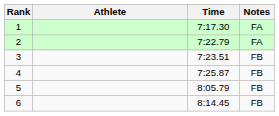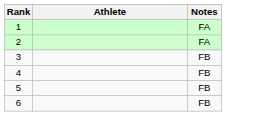- column: (213, 12)
